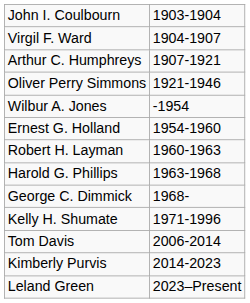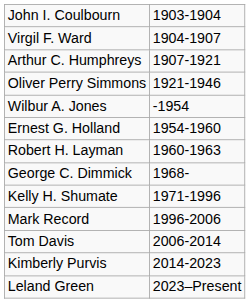- row: (63, 173)
+ row: (48, 219)
